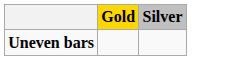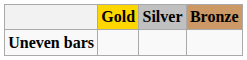+ column: (214, 17)
